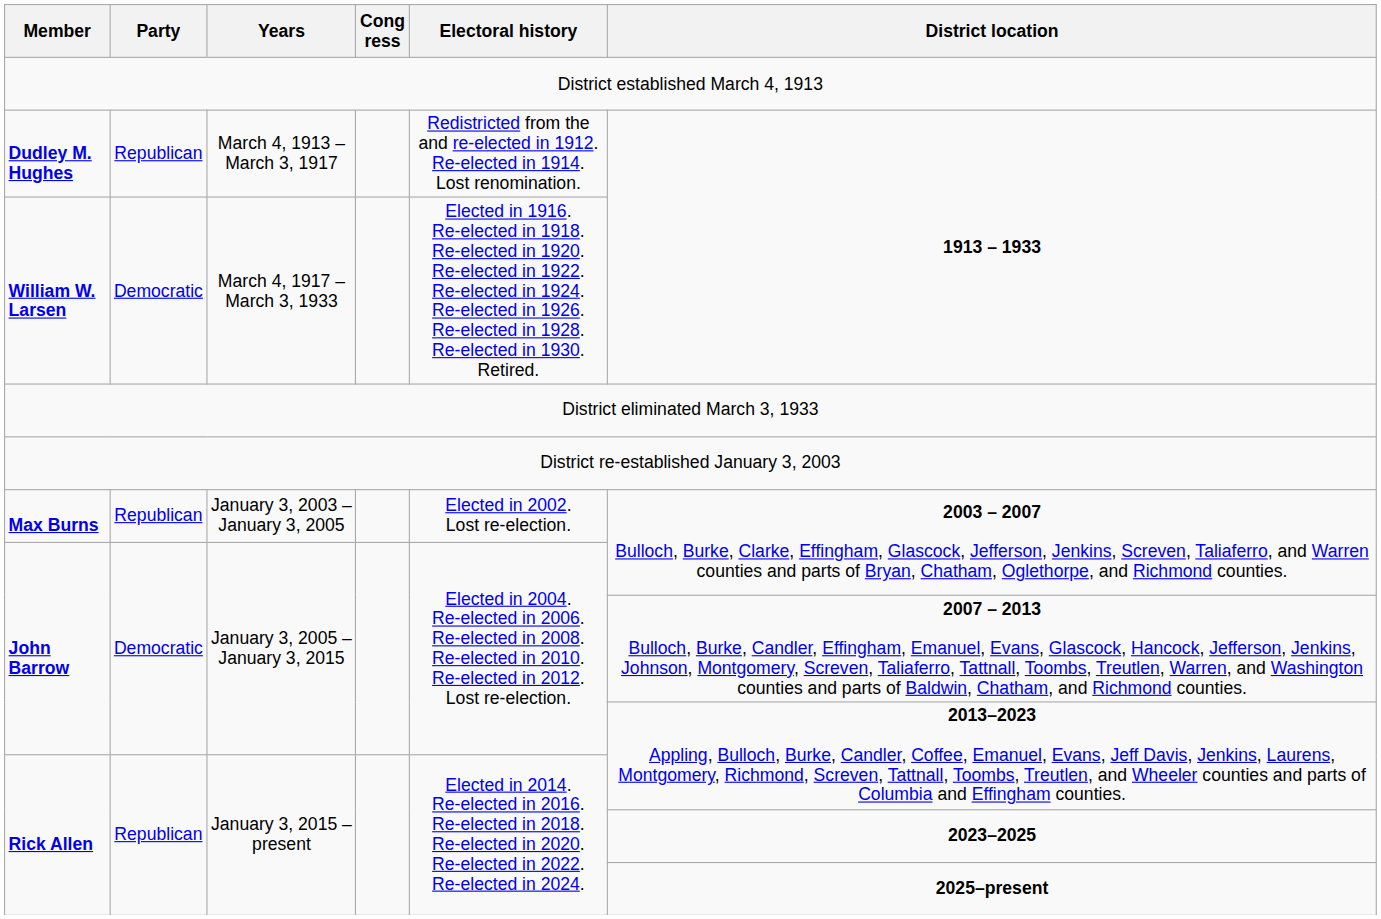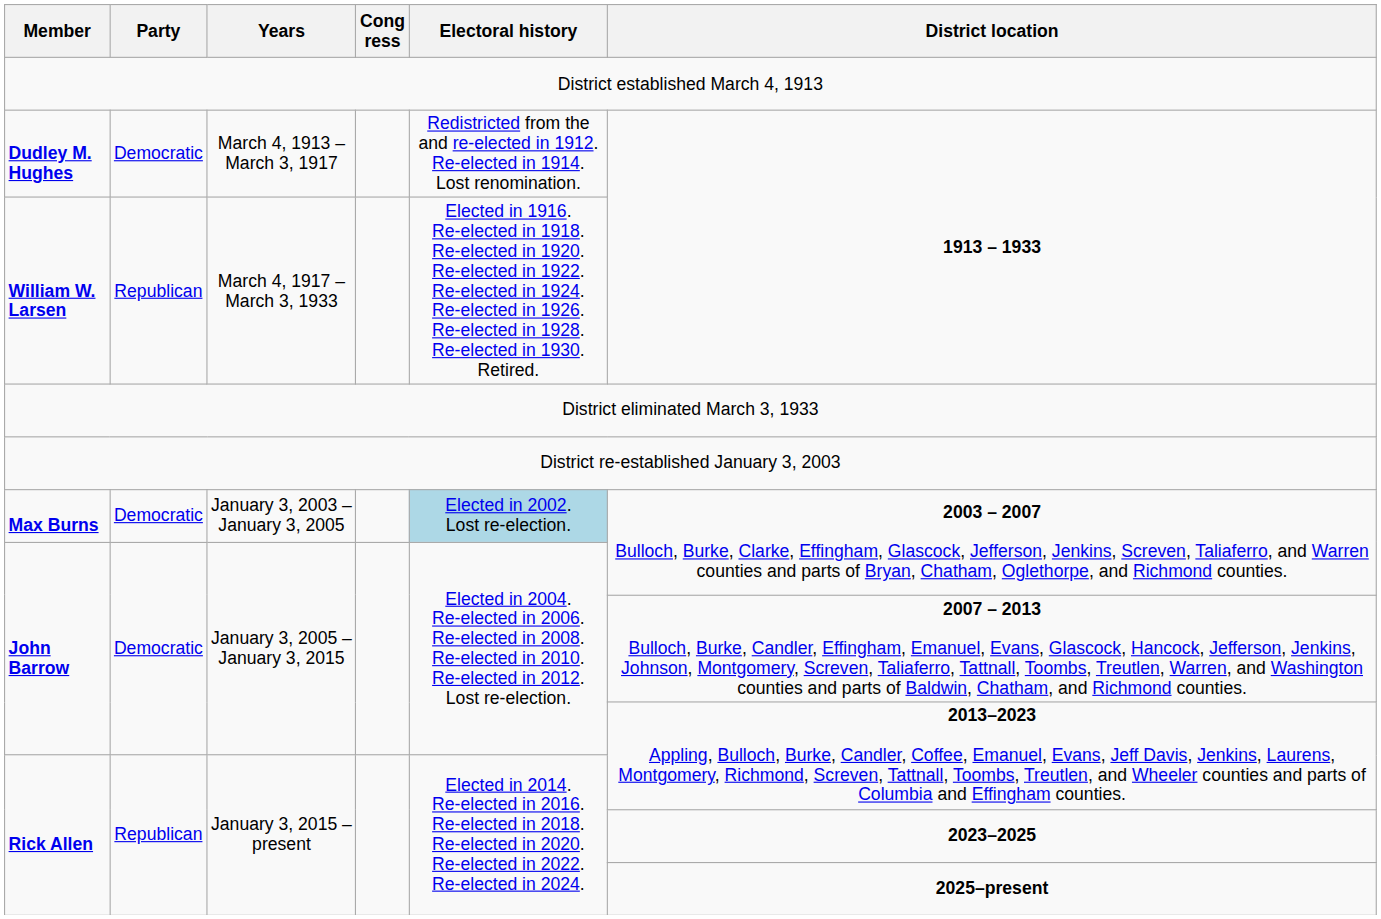(158, 153) Republican -> (158, 153) Democratic
(158, 290) Democratic -> (158, 290) Republican
(158, 515) Republican -> (158, 515) Democratic
(508, 515) no background -> (508, 515) lightblue background
